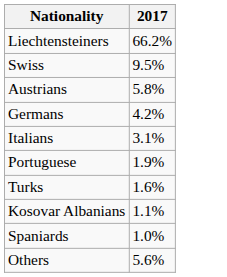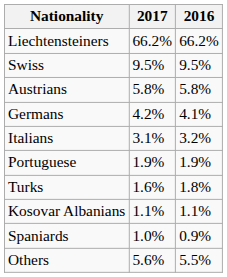+ column: (199, 16)
